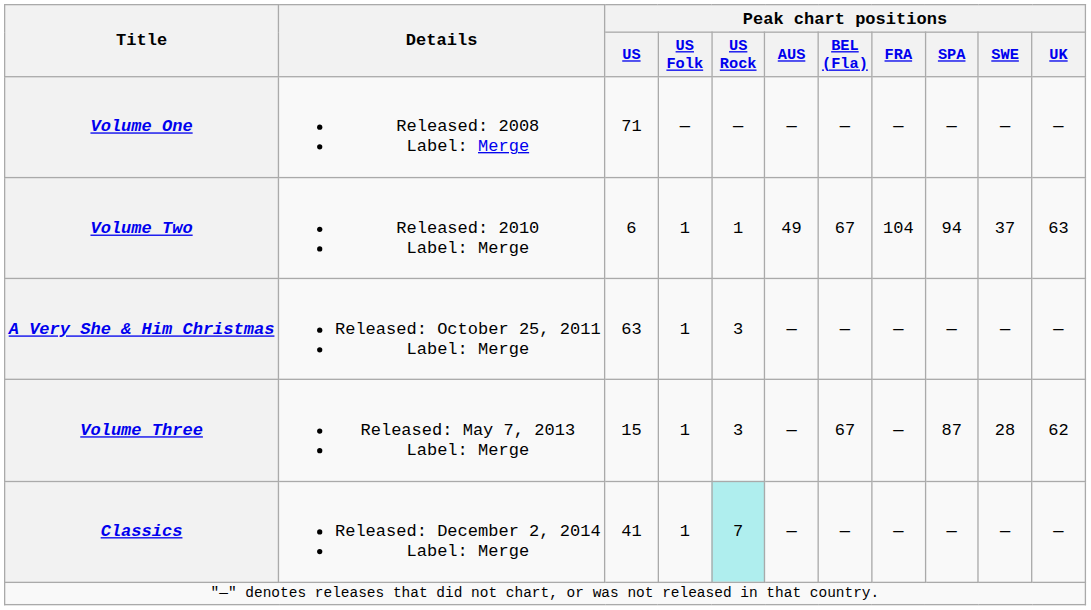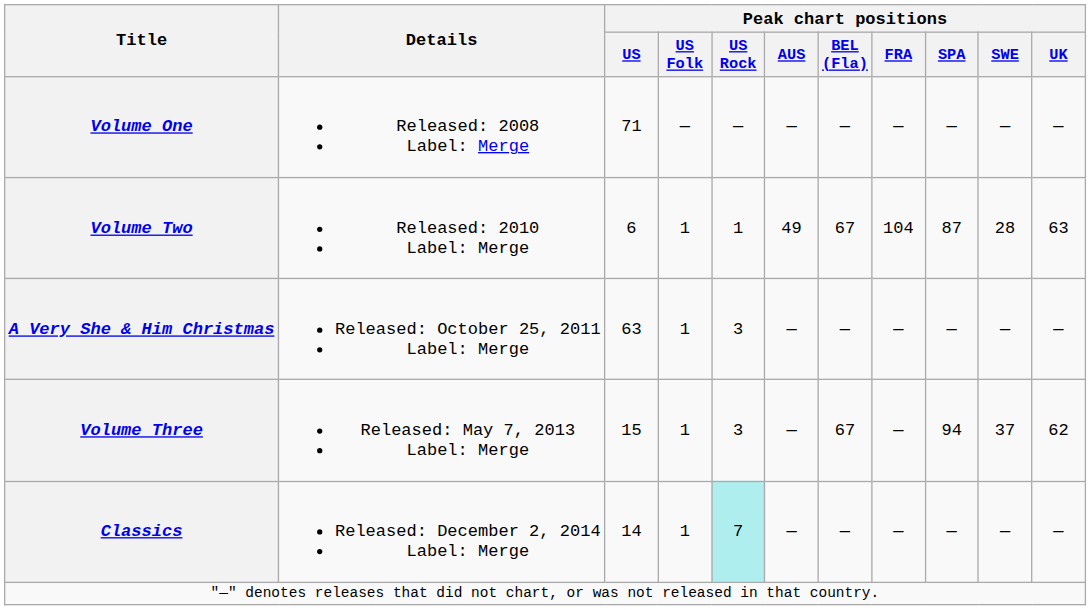(952, 228) 94 -> (952, 228) 87
(1005, 228) 37 -> (1005, 228) 28
(952, 430) 87 -> (952, 430) 94
(1005, 430) 28 -> (1005, 430) 37
(631, 532) 41 -> (631, 532) 14
